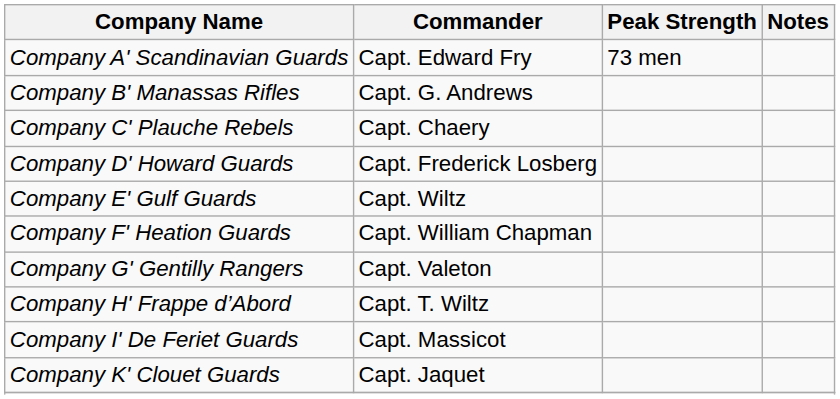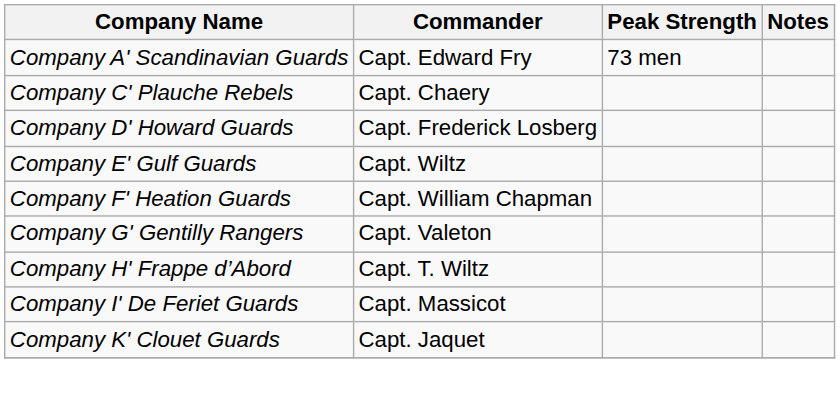- row: (155, 92)
